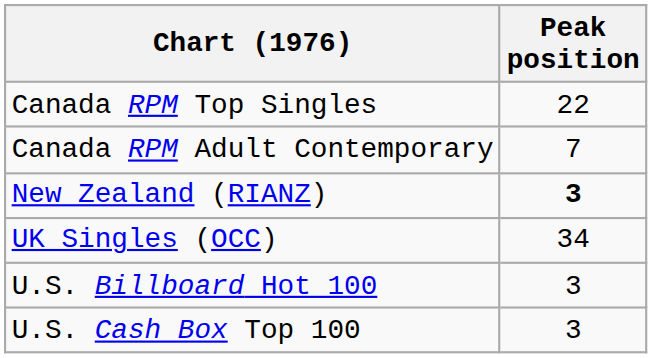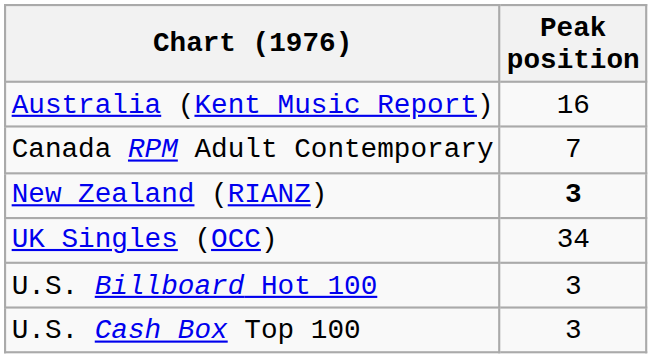+ row: (253, 105)
- row: (194, 105)
